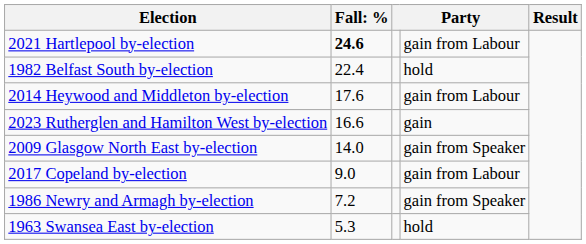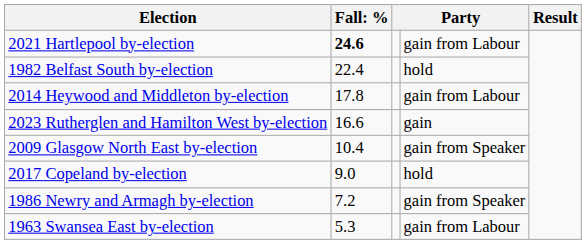(349, 95) 17.6 -> (349, 95) 17.8
(349, 148) 14.0 -> (349, 148) 10.4
(462, 174) gain from Labour -> (418, 174) hold
(418, 226) hold -> (462, 226) gain from Labour
